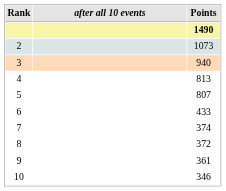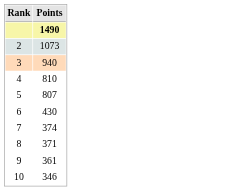- column: (110, 13)
(204, 79) 813 -> (50, 79) 810
(204, 112) 433 -> (50, 112) 430
(204, 144) 372 -> (50, 144) 371
